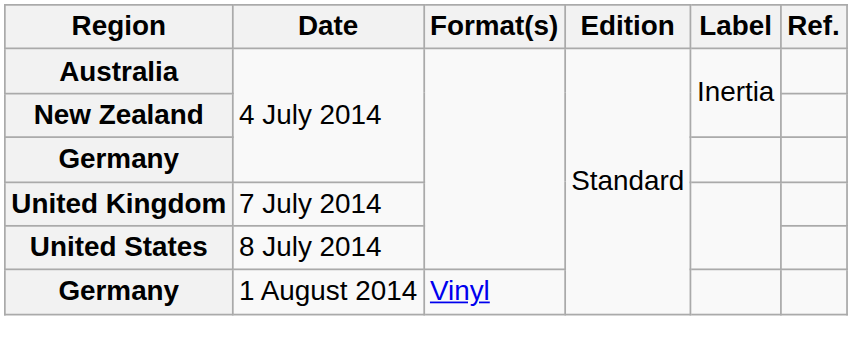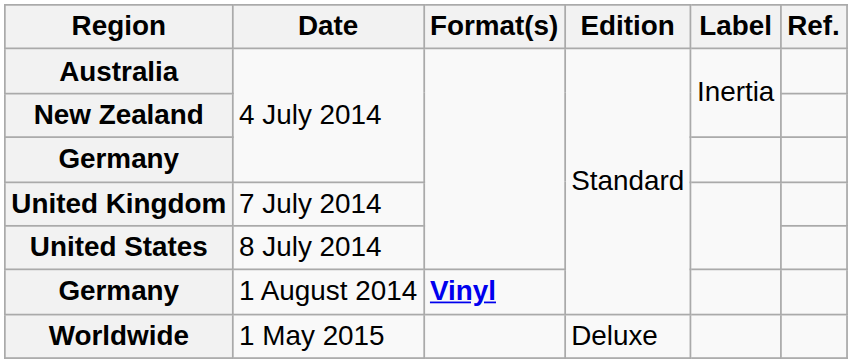(460, 291) normal -> (463, 291) bold
+ row: (119, 335)
